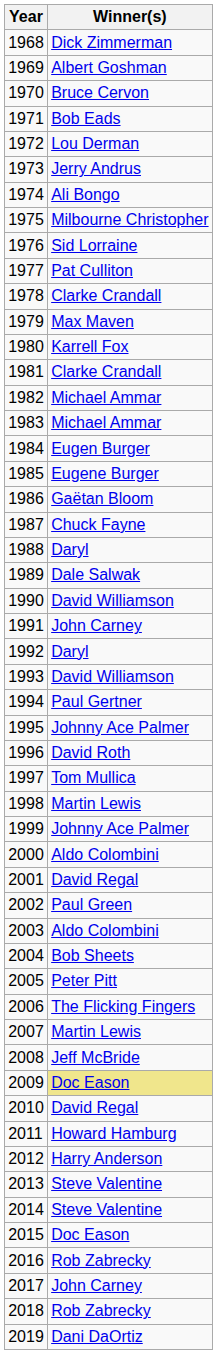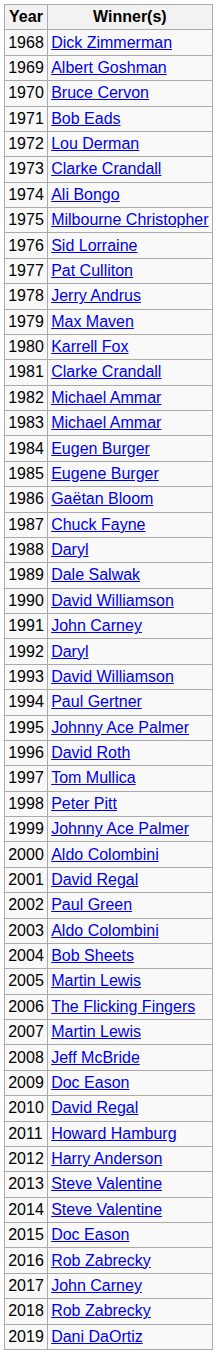(96, 169) Jerry Andrus -> (106, 169) Clarke Crandall
(106, 296) Clarke Crandall -> (96, 296) Jerry Andrus
(96, 803) Martin Lewis -> (84, 803) Peter Pitt
(84, 981) Peter Pitt -> (96, 981) Martin Lewis
(90, 1082) khaki background -> (90, 1082) no background
